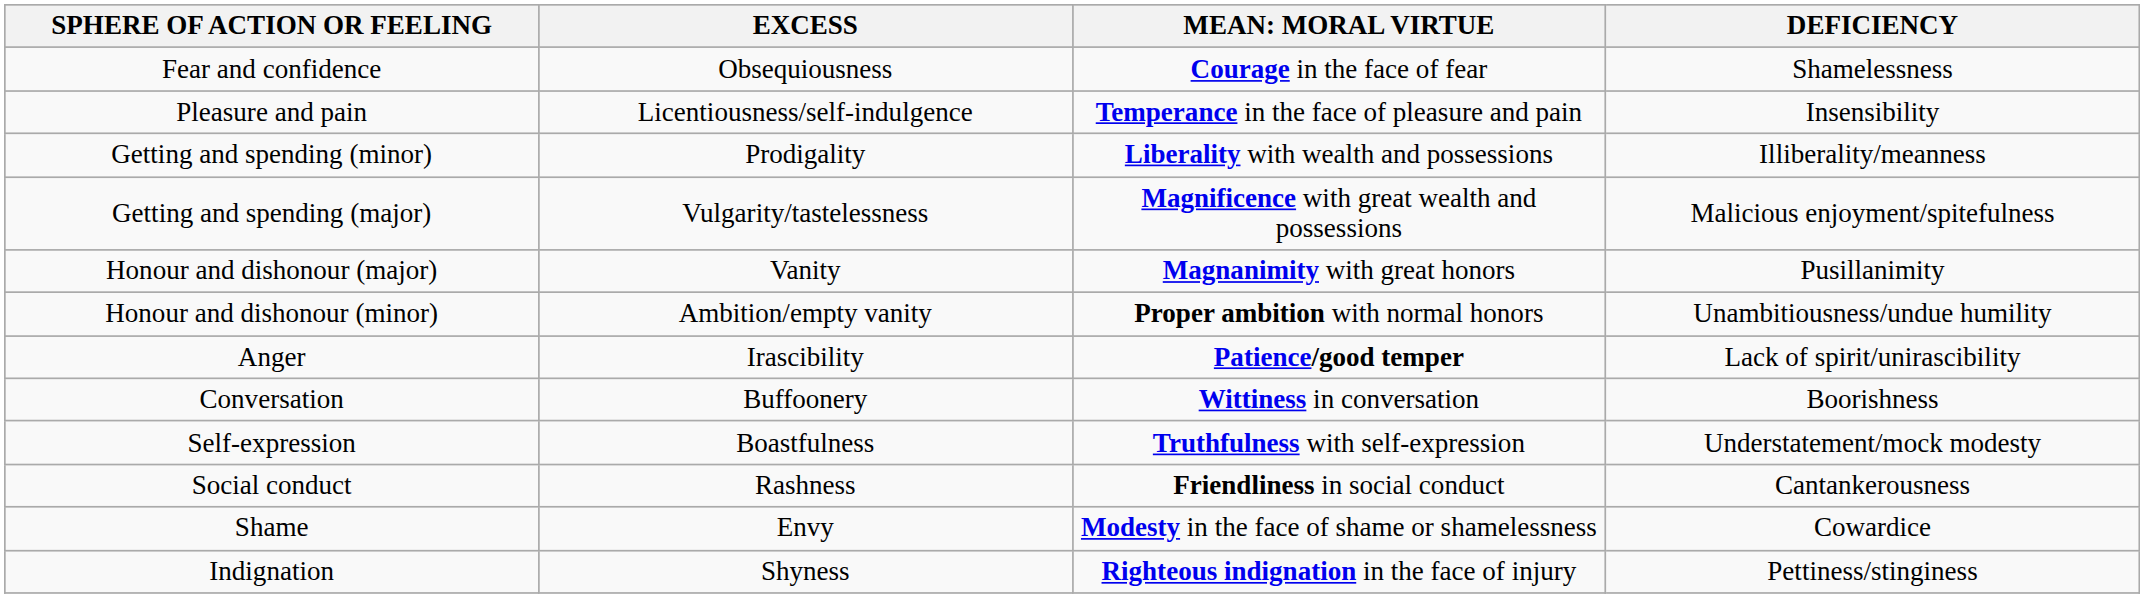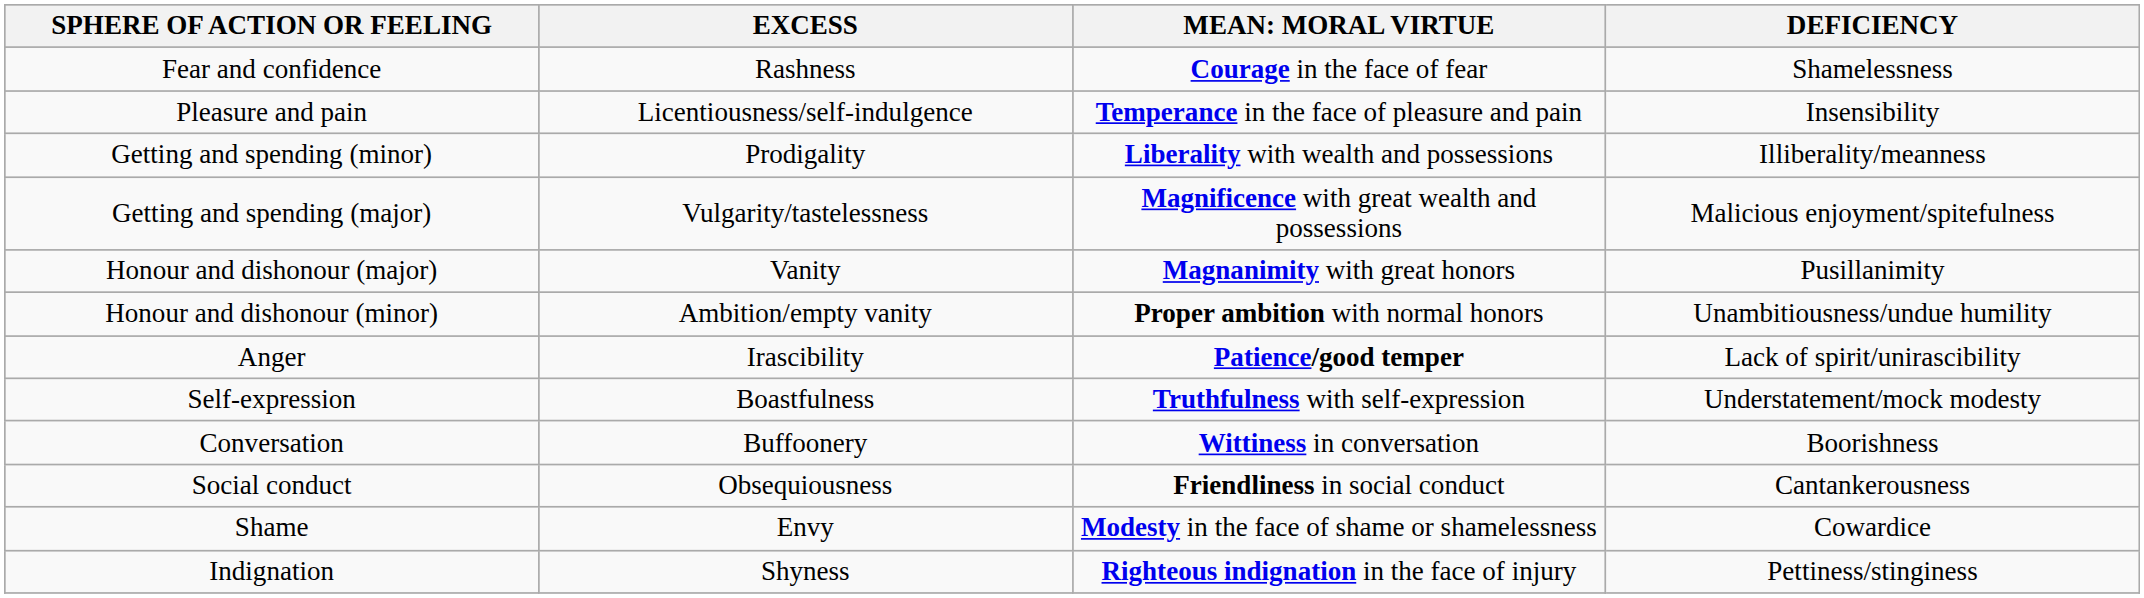(805, 68) Obsequiousness -> (805, 68) Rashness
rows swapped: (272, 442) <-> (272, 399)
(805, 485) Rashness -> (805, 485) Obsequiousness
